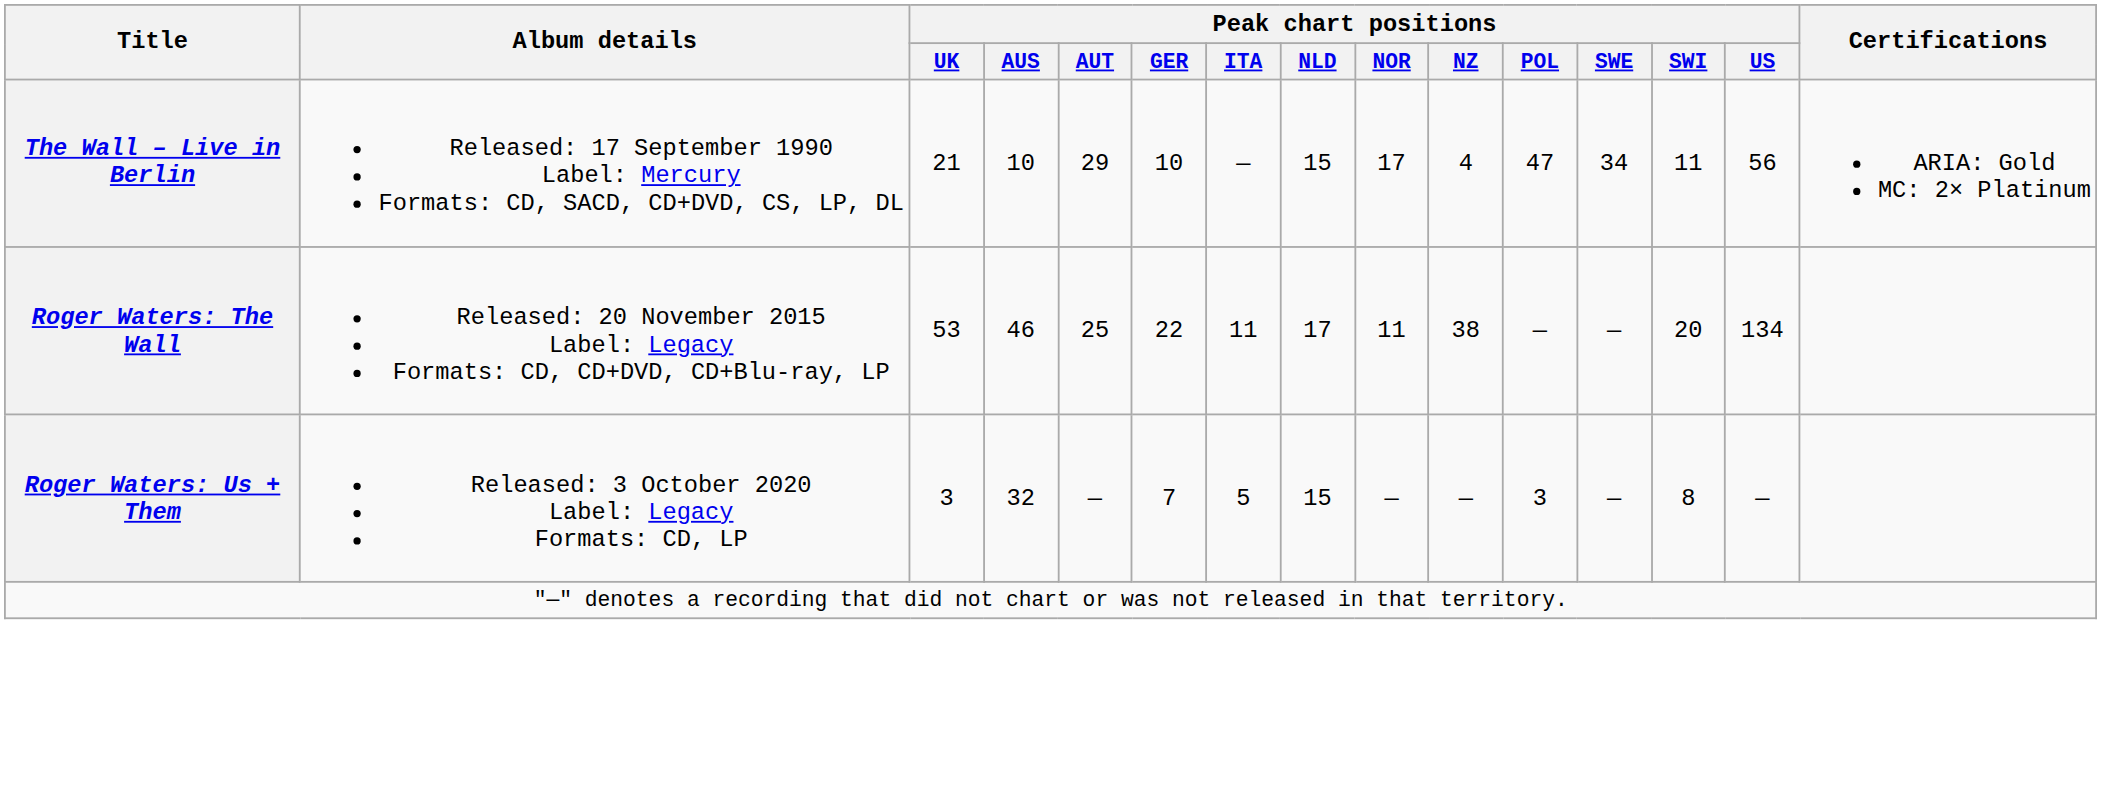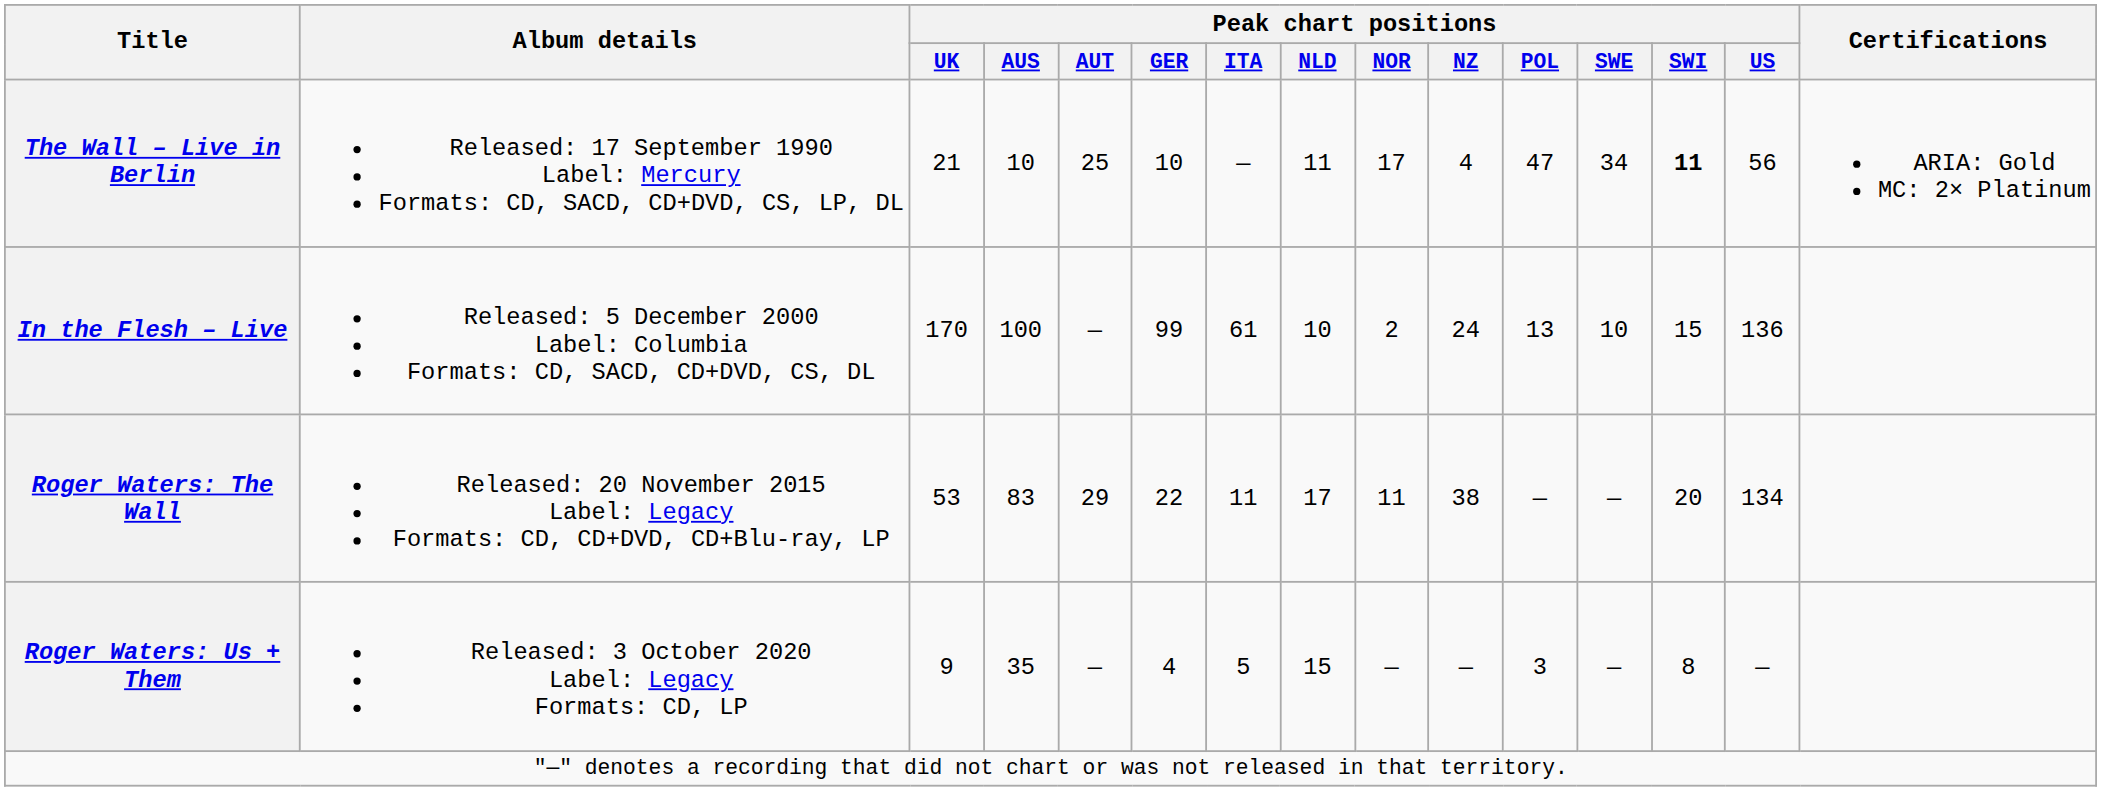(1095, 163) 29 -> (1095, 163) 25
(1317, 163) 15 -> (1317, 163) 11
(1688, 163) normal -> (1688, 163) bold
+ row: (152, 331)
(1021, 331) 46 -> (1021, 499) 83
(1095, 331) 25 -> (1095, 499) 29
(947, 499) 3 -> (947, 666) 9
(1021, 499) 32 -> (1021, 666) 35
(1169, 499) 7 -> (1169, 666) 4
